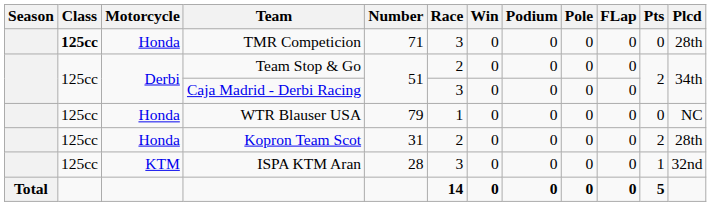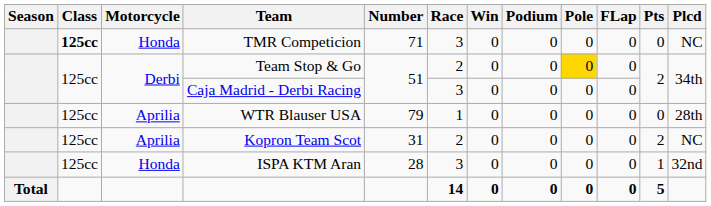(689, 41) 28th -> (692, 41) NC
(589, 66) no background -> (589, 66) gold background
(159, 115) Honda -> (158, 115) Aprilia
(692, 115) NC -> (689, 115) 28th
(159, 139) Honda -> (158, 139) Aprilia
(689, 139) 28th -> (692, 139) NC
(163, 164) KTM -> (159, 164) Honda
